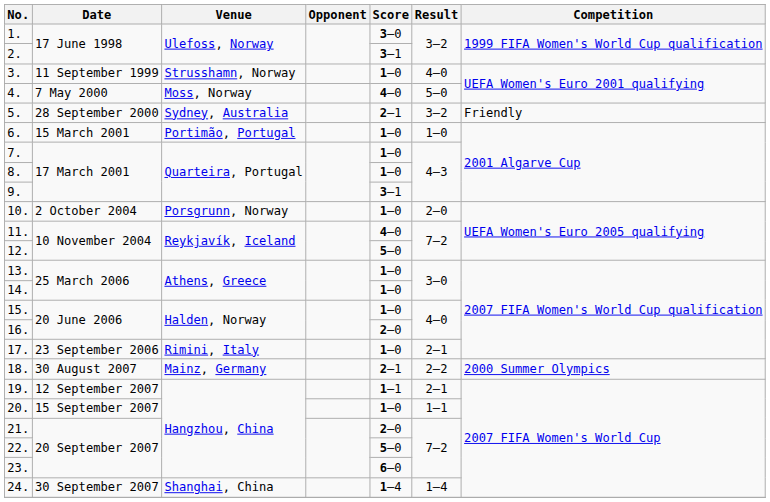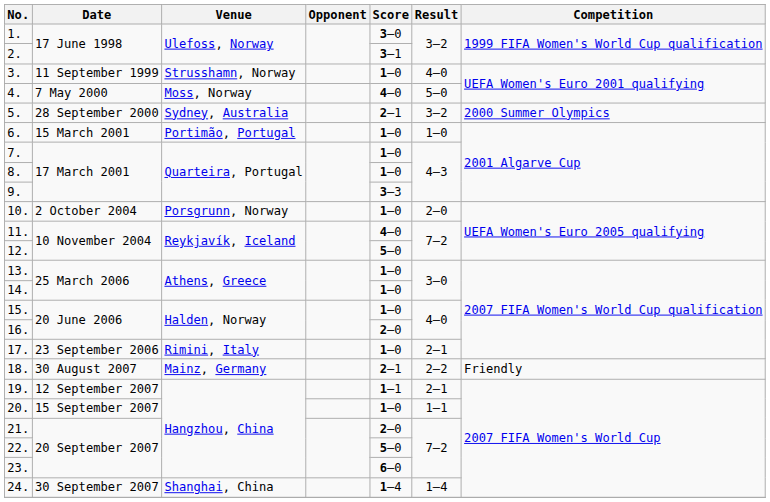(493, 113) Friendly -> (537, 113) 2000 Summer Olympics
(391, 192) 3–1 -> (391, 192) 3–3
(537, 369) 2000 Summer Olympics -> (493, 369) Friendly
